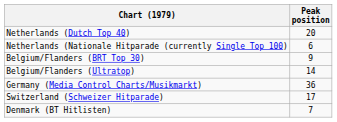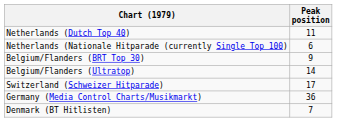(311, 33) 20 -> (311, 33) 11
rows swapped: (104, 85) <-> (85, 97)
